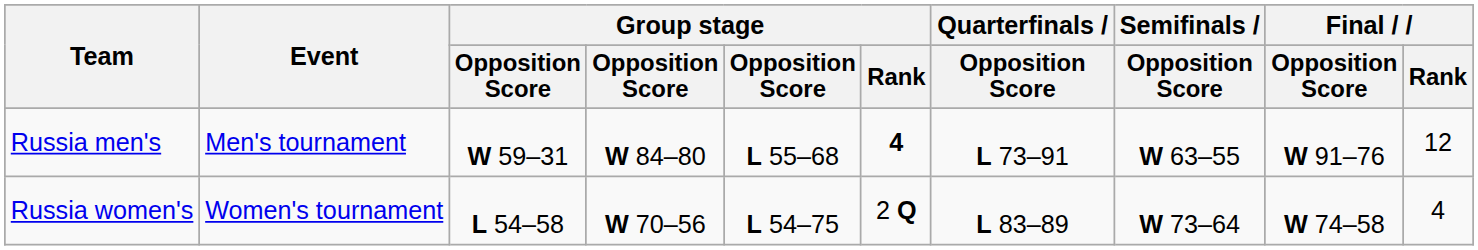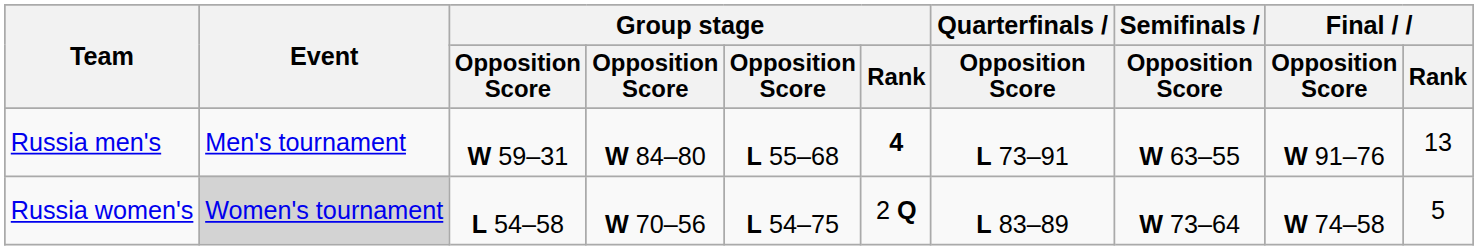(1438, 143) 12 -> (1438, 143) 13
(324, 211) no background -> (324, 211) lightgrey background
(1438, 211) 4 -> (1438, 211) 5
